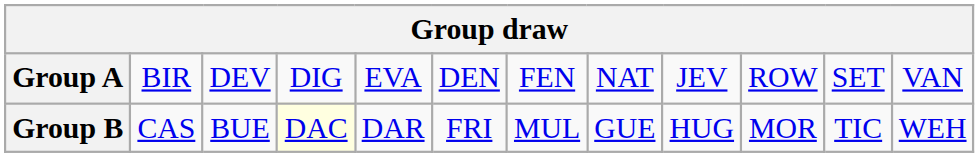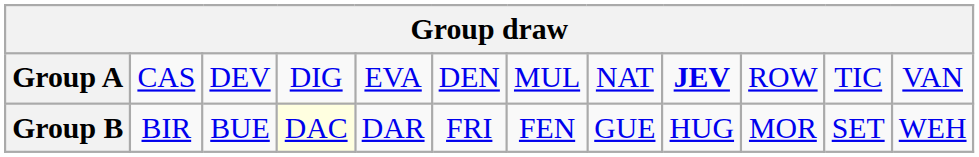(166, 77) BIR -> (166, 77) CAS
(547, 77) FEN -> (547, 77) MUL
(702, 77) normal -> (702, 77) bold
(858, 77) SET -> (858, 77) TIC
(166, 126) CAS -> (166, 126) BIR
(547, 126) MUL -> (547, 126) FEN
(858, 126) TIC -> (858, 126) SET
